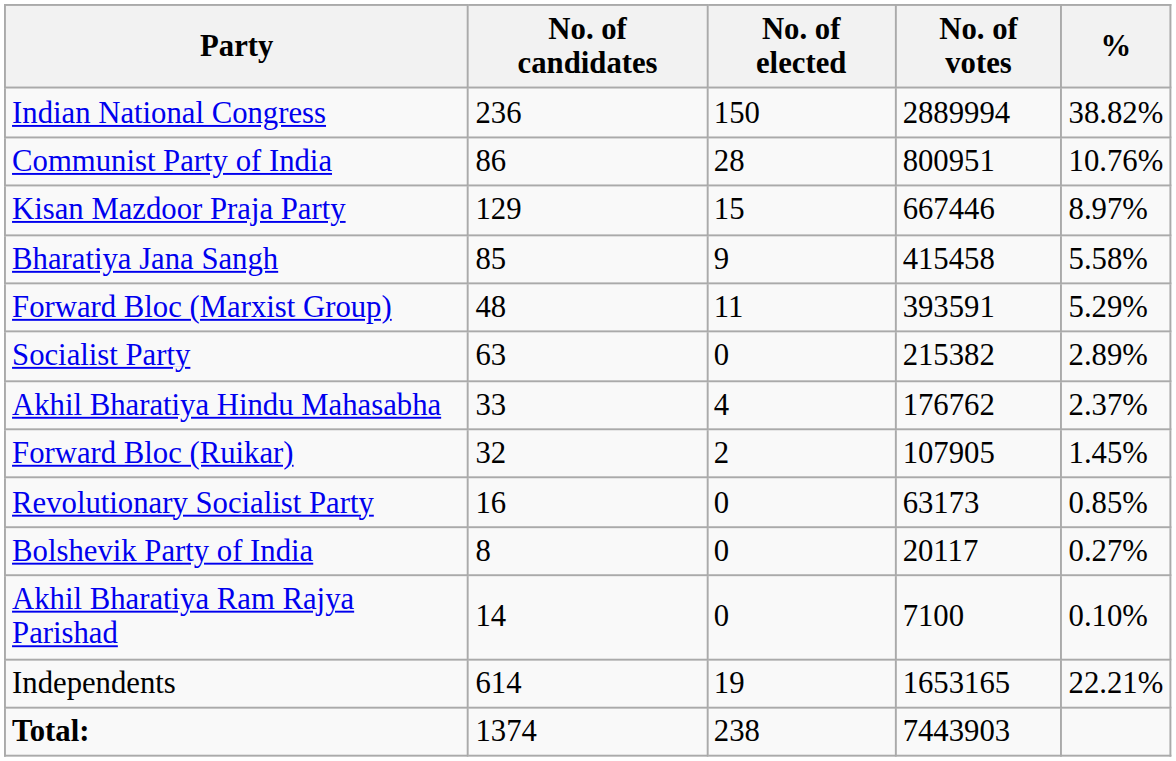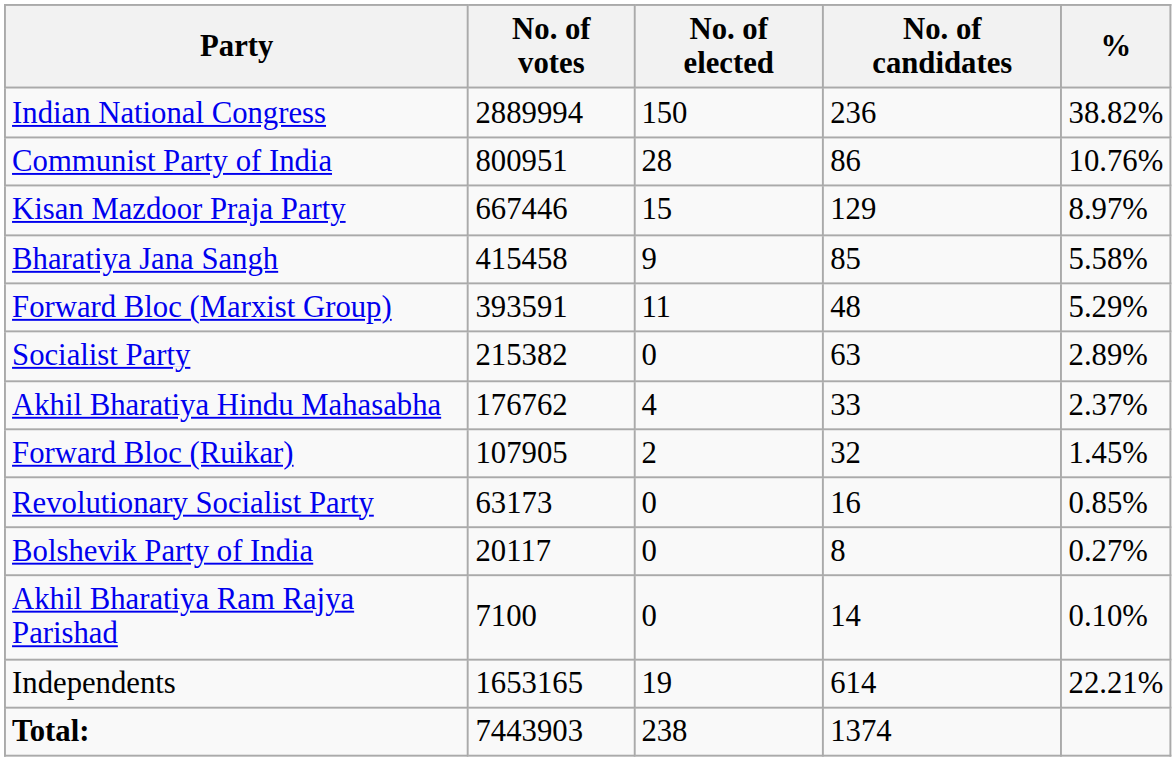columns swapped: (588, 46) <-> (979, 46)
